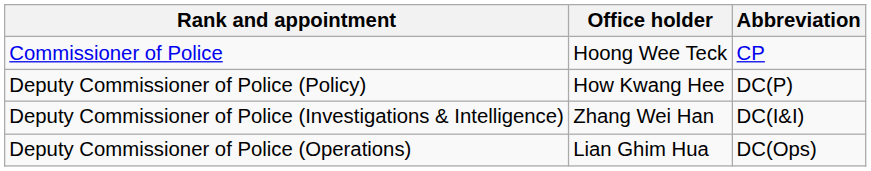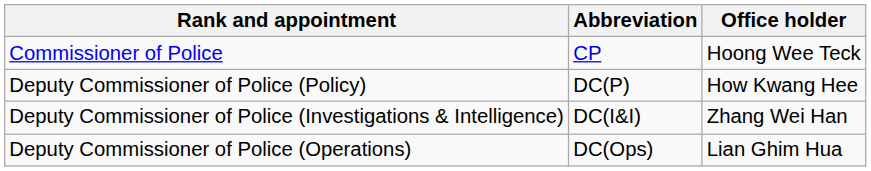columns swapped: (799, 20) <-> (650, 20)
